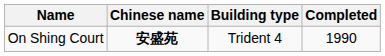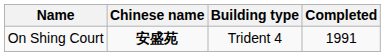(341, 38) 1990 -> (341, 38) 1991
